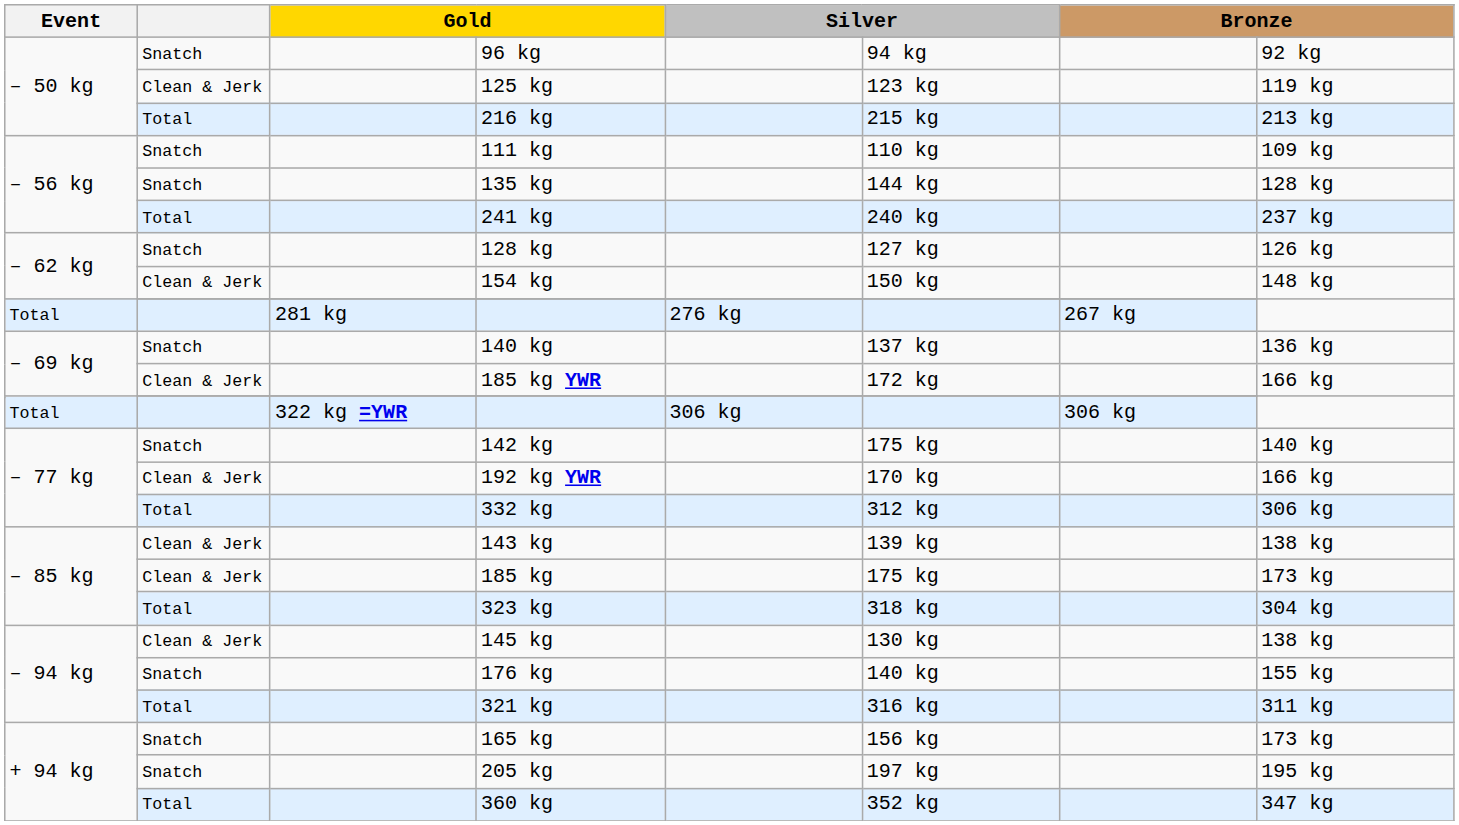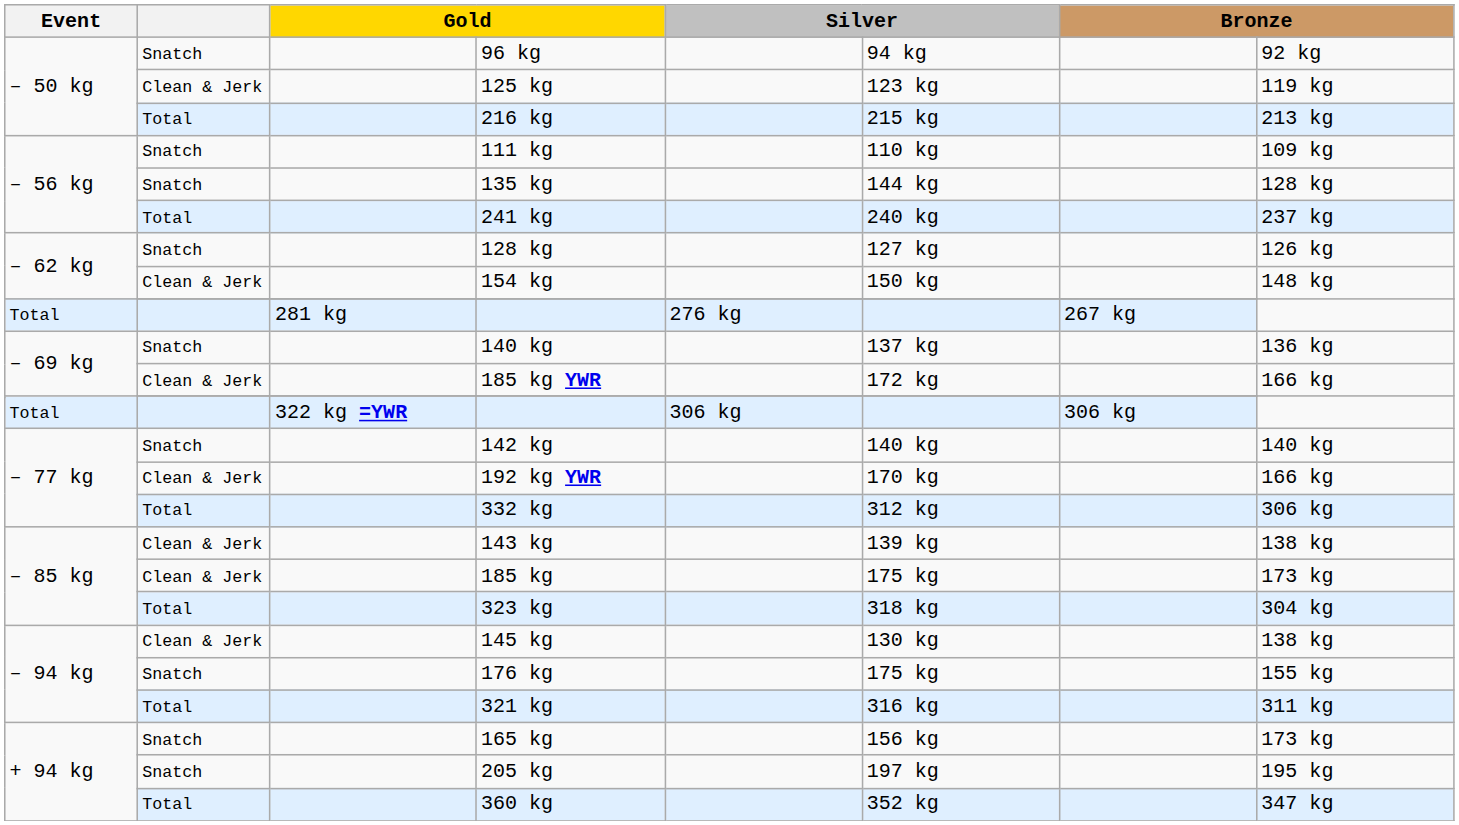(903, 445) 175 kg -> (903, 445) 140 kg
(903, 674) 140 kg -> (903, 674) 175 kg
